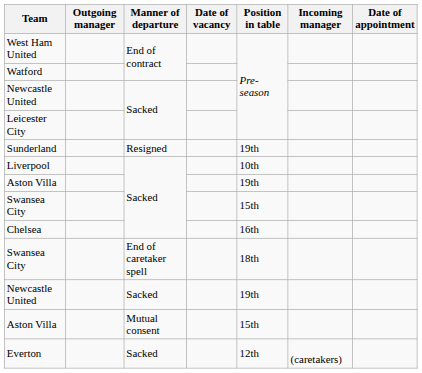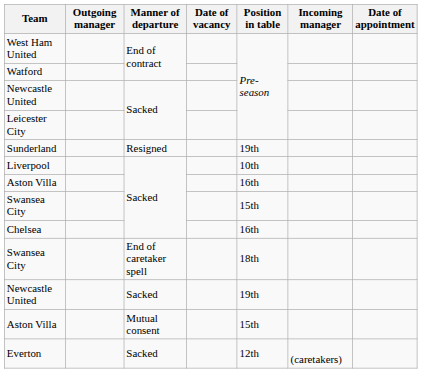(249, 182) 19th -> (249, 182) 16th
